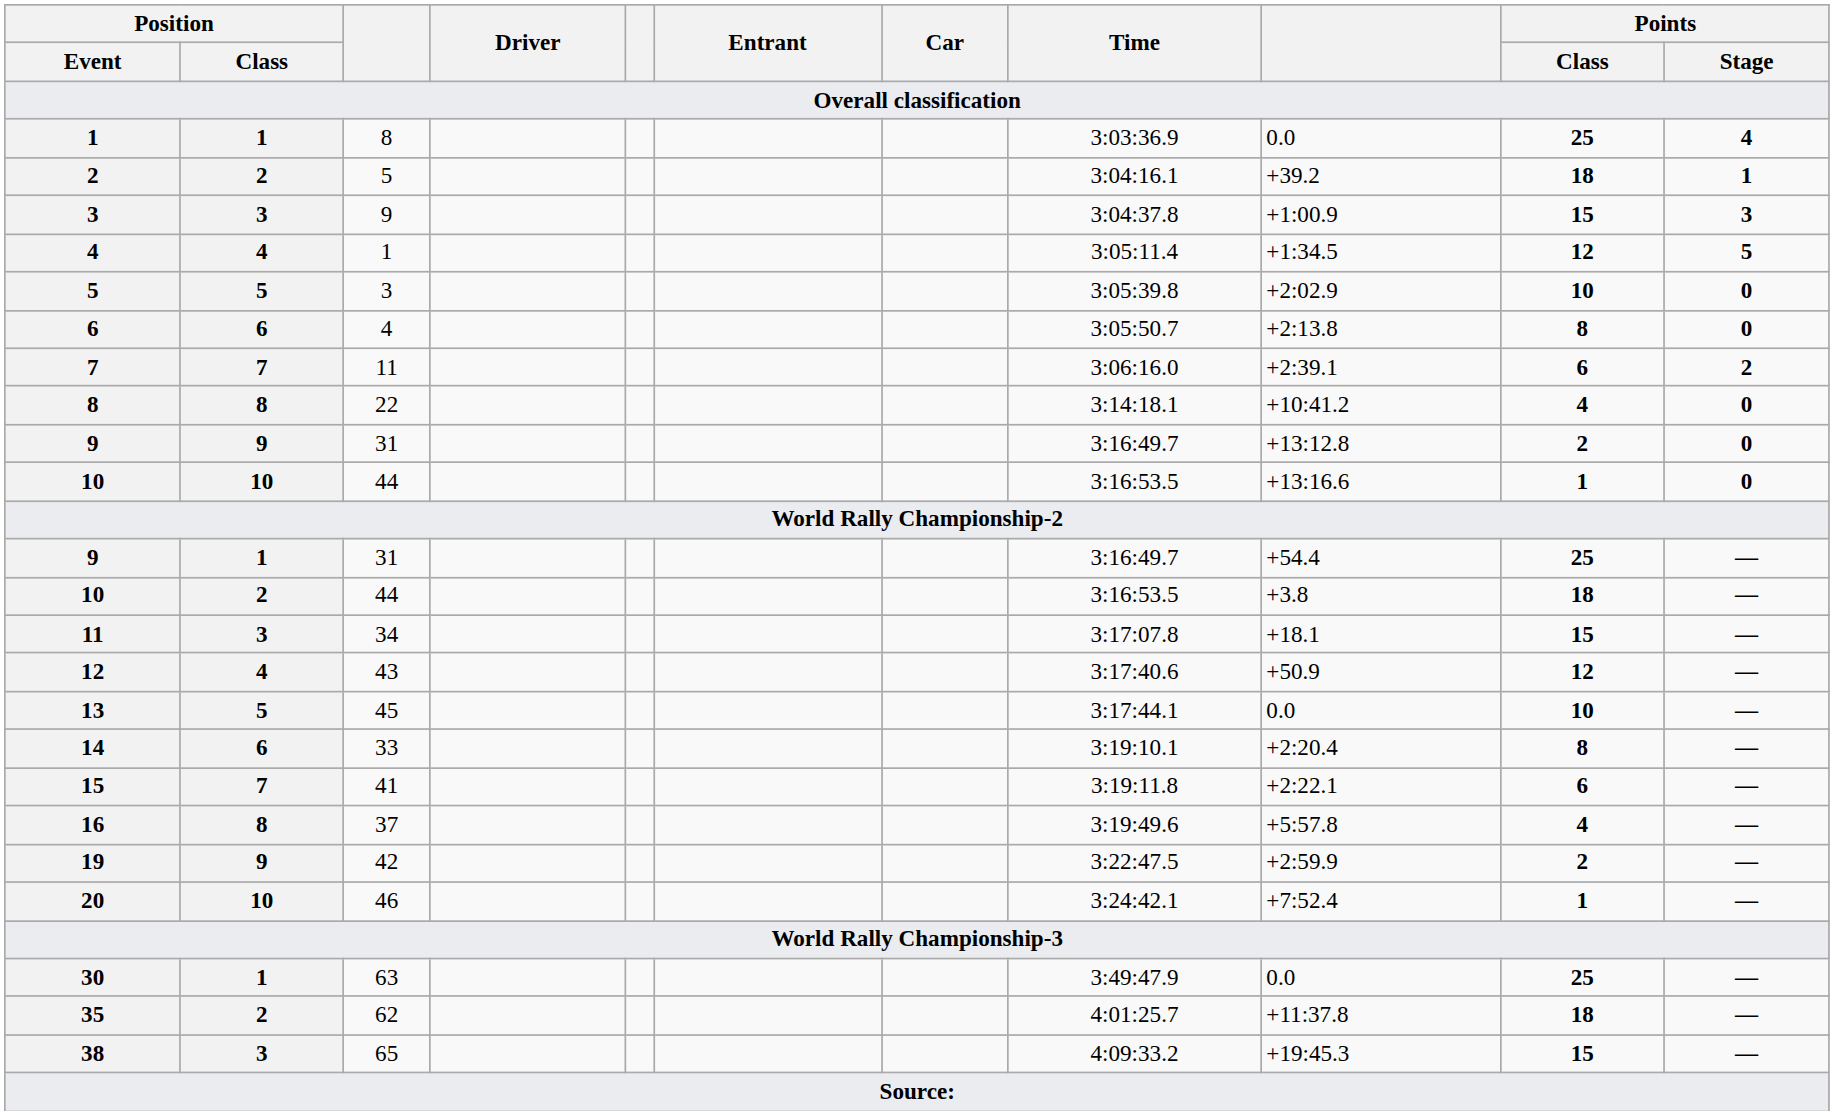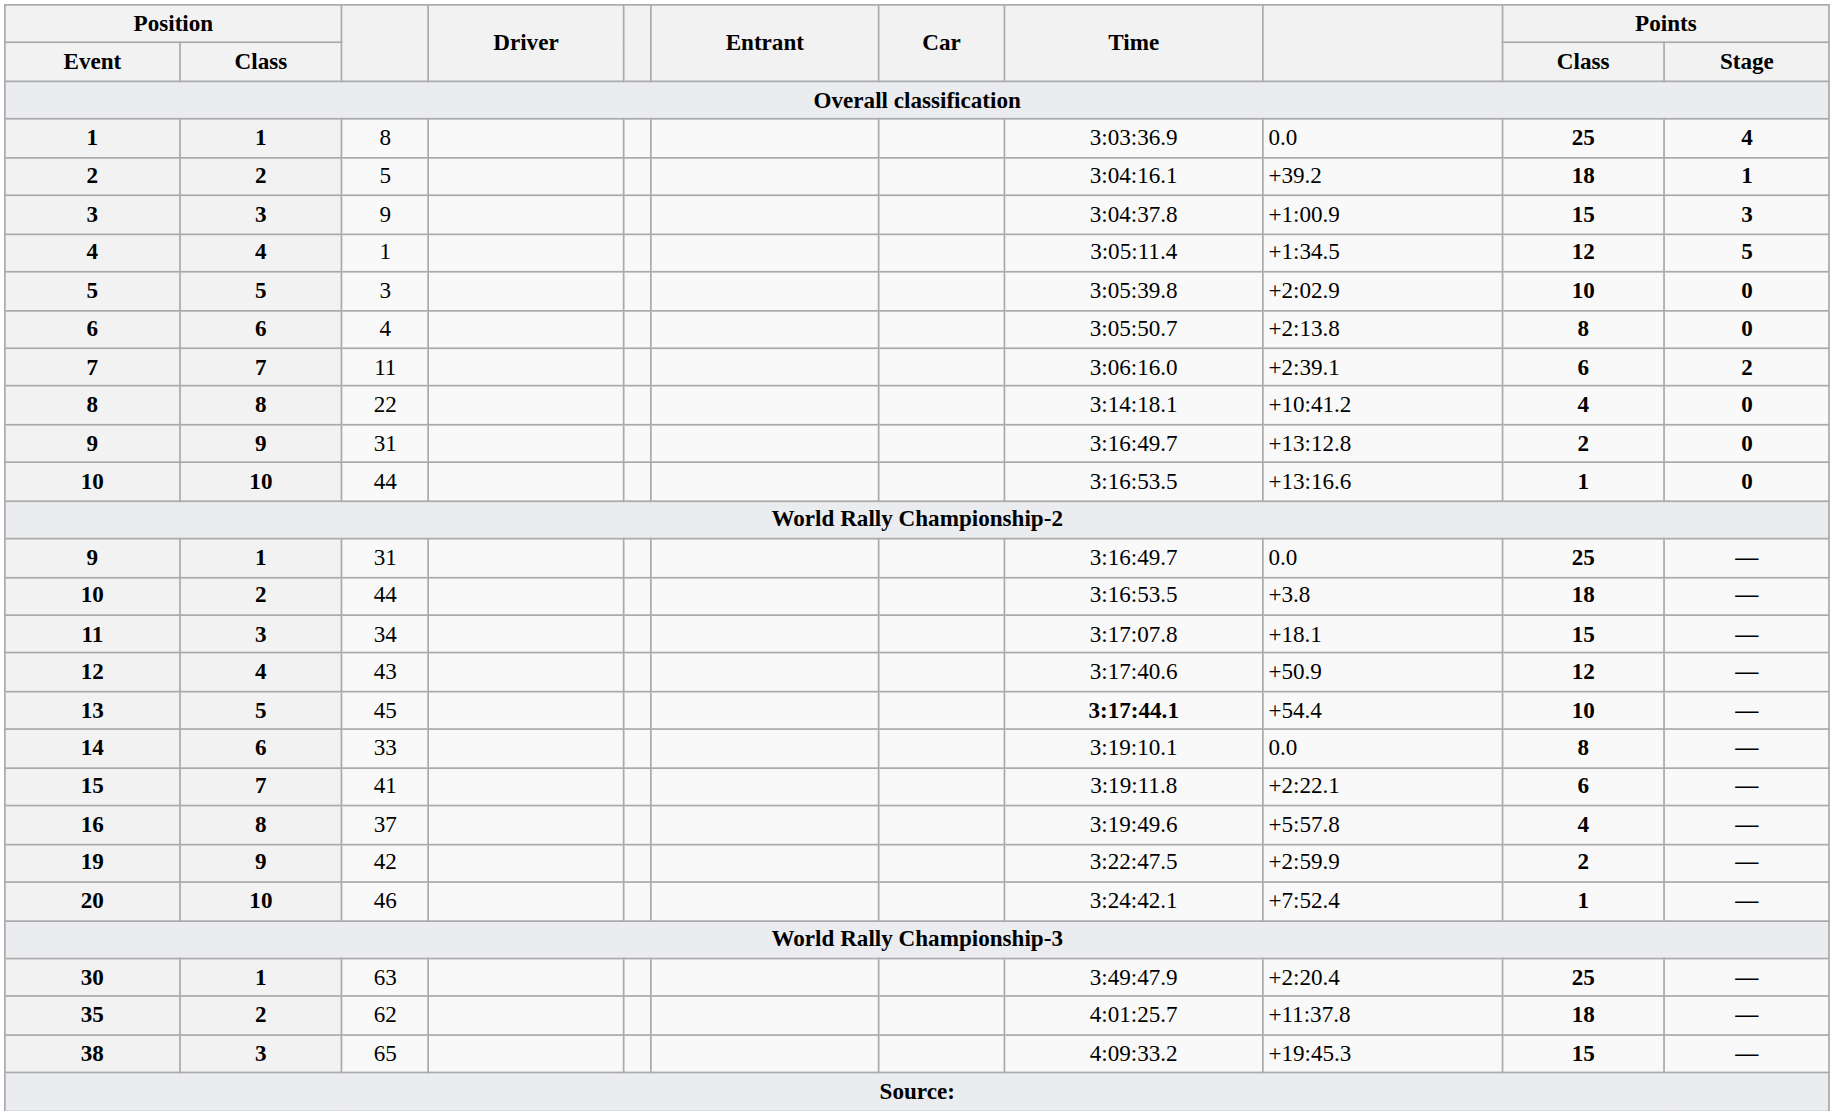(1293, 557) +54.4 -> (1283, 557) 0.0
(1134, 709) normal -> (1134, 709) bold
(1281, 709) 0.0 -> (1295, 709) +54.4
(1302, 747) +2:20.4 -> (1283, 747) 0.0
(1281, 976) 0.0 -> (1304, 976) +2:20.4
